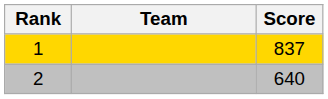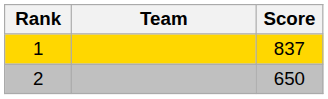(289, 78) 640 -> (289, 78) 650
